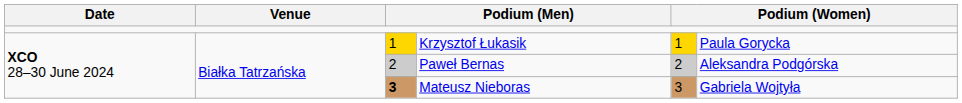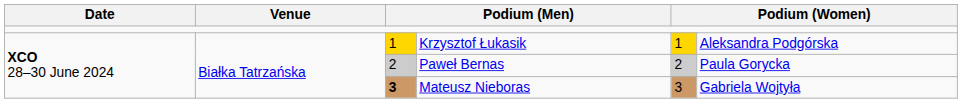(745, 43) Paula Gorycka -> (769, 43) Aleksandra Podgórska
(769, 65) Aleksandra Podgórska -> (745, 65) Paula Gorycka
